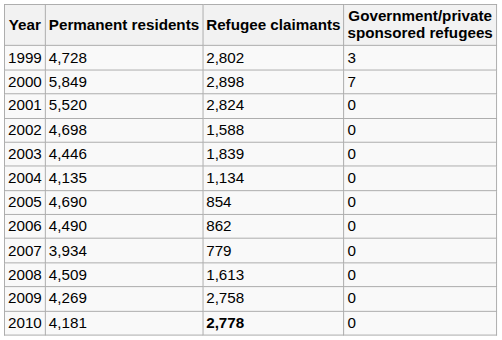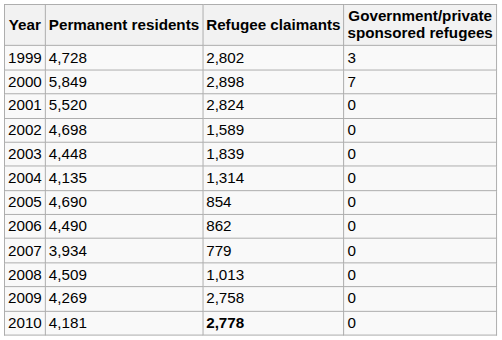(225, 130) 1,588 -> (225, 130) 1,589
(68, 154) 4,446 -> (68, 154) 4,448
(225, 178) 1,134 -> (225, 178) 1,314
(225, 274) 1,613 -> (225, 274) 1,013
